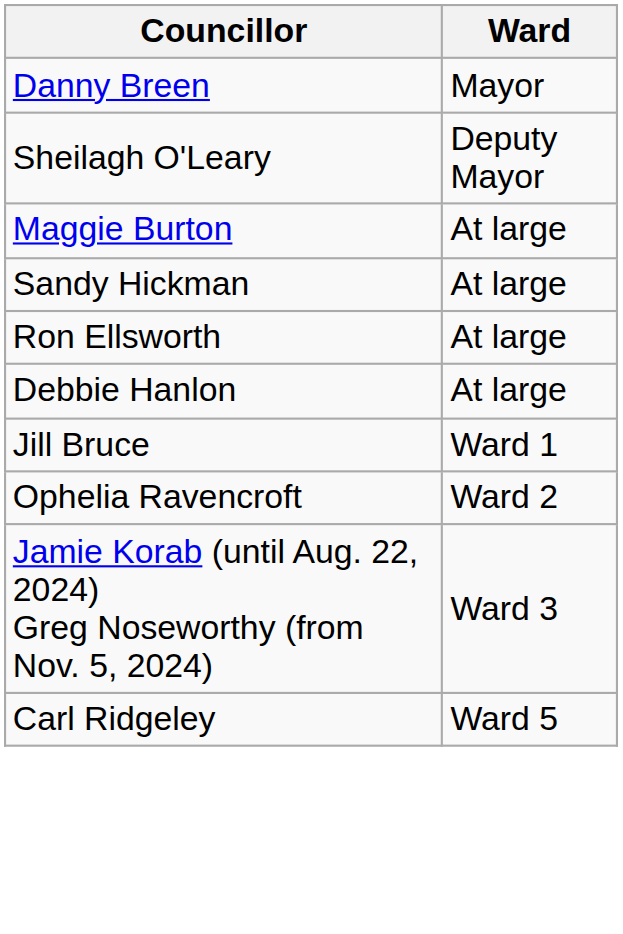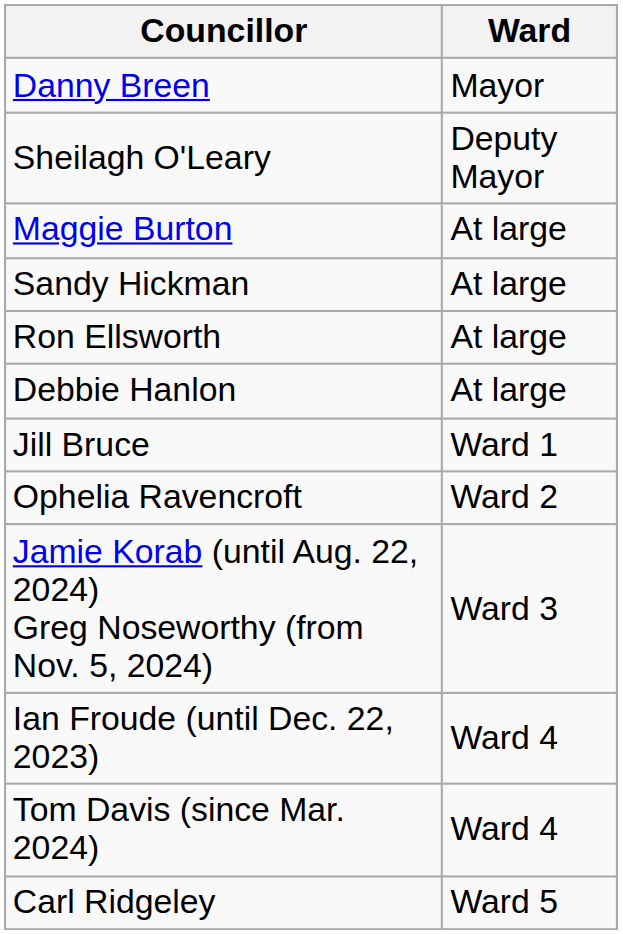+ row: (203, 737)
+ row: (179, 829)
